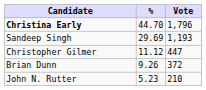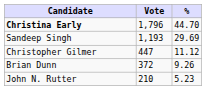columns swapped: (183, 11) <-> (151, 11)
